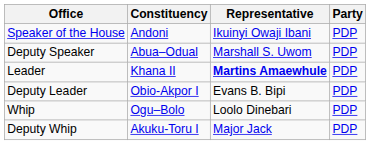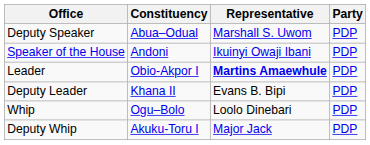rows swapped: (66, 33) <-> (51, 52)
(153, 71) Khana II -> (165, 71) Obio-Akpor I
(165, 91) Obio-Akpor I -> (153, 91) Khana II
